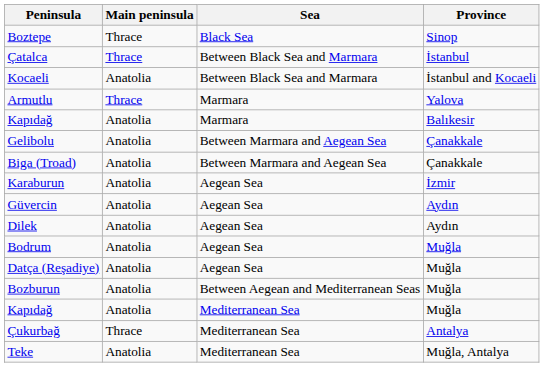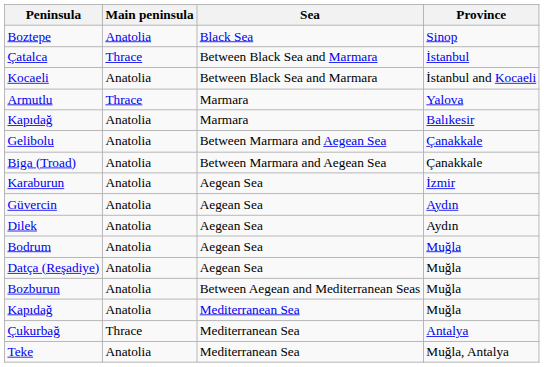(124, 36) Thrace -> (128, 36) Anatolia
